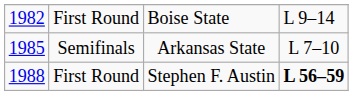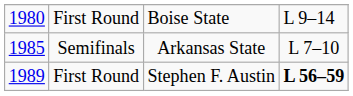(27, 18) 1982 -> (27, 18) 1980
(27, 76) 1988 -> (27, 76) 1989
